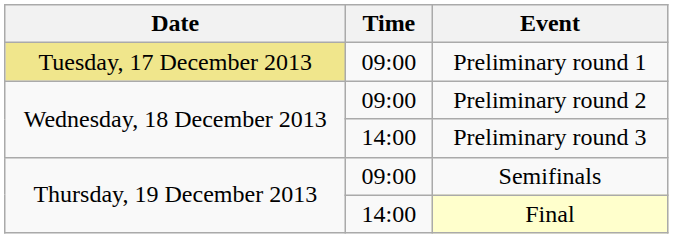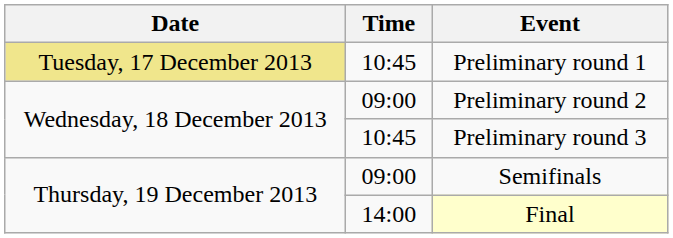(389, 61) 09:00 -> (389, 61) 10:45
(389, 137) 14:00 -> (389, 137) 10:45
